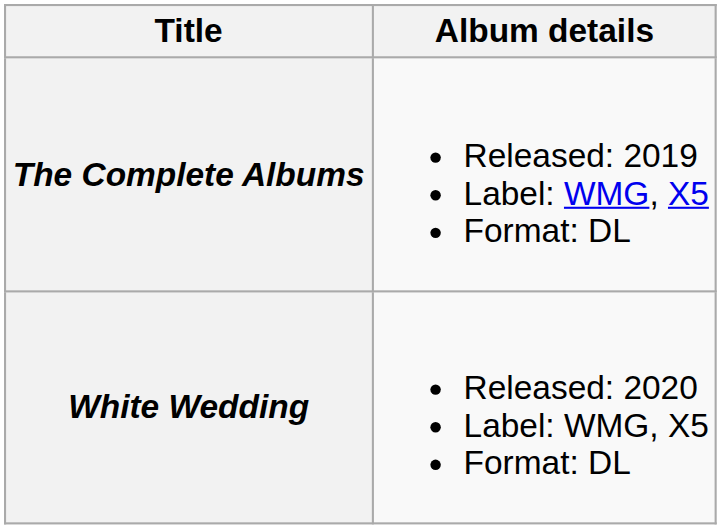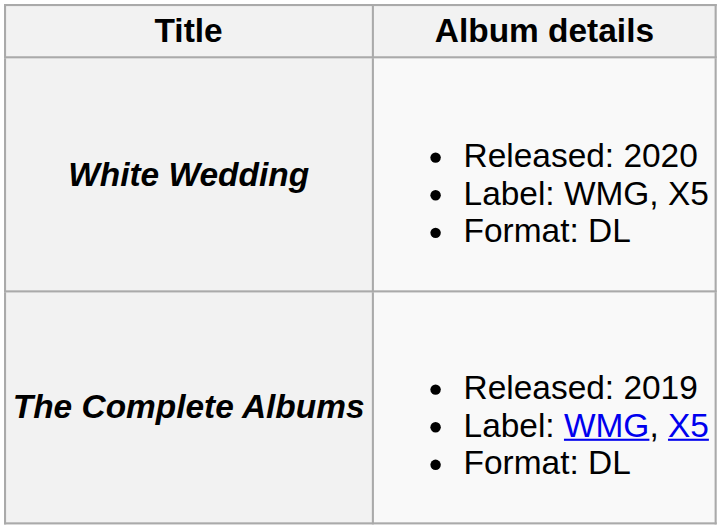rows swapped: (189, 173) <-> (189, 406)
